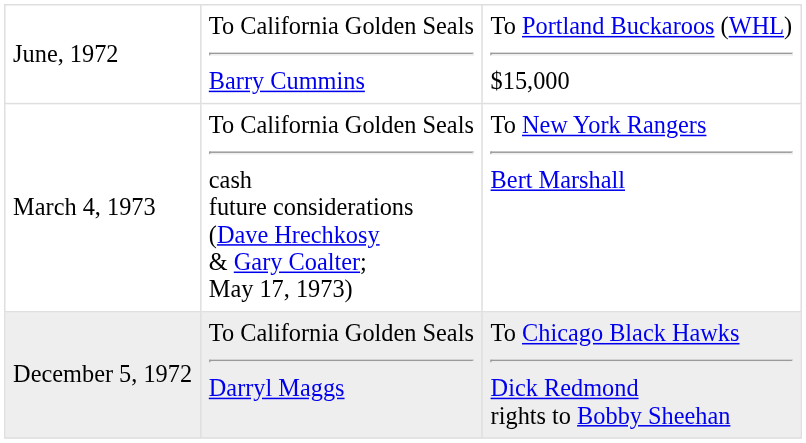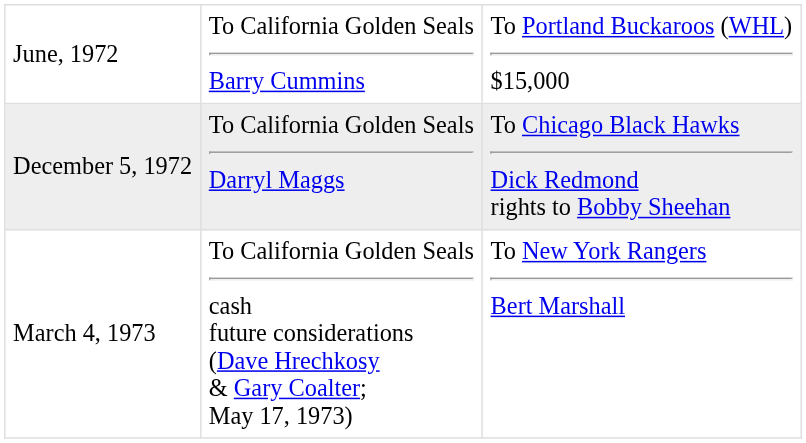rows swapped: (103, 374) <-> (84, 207)
